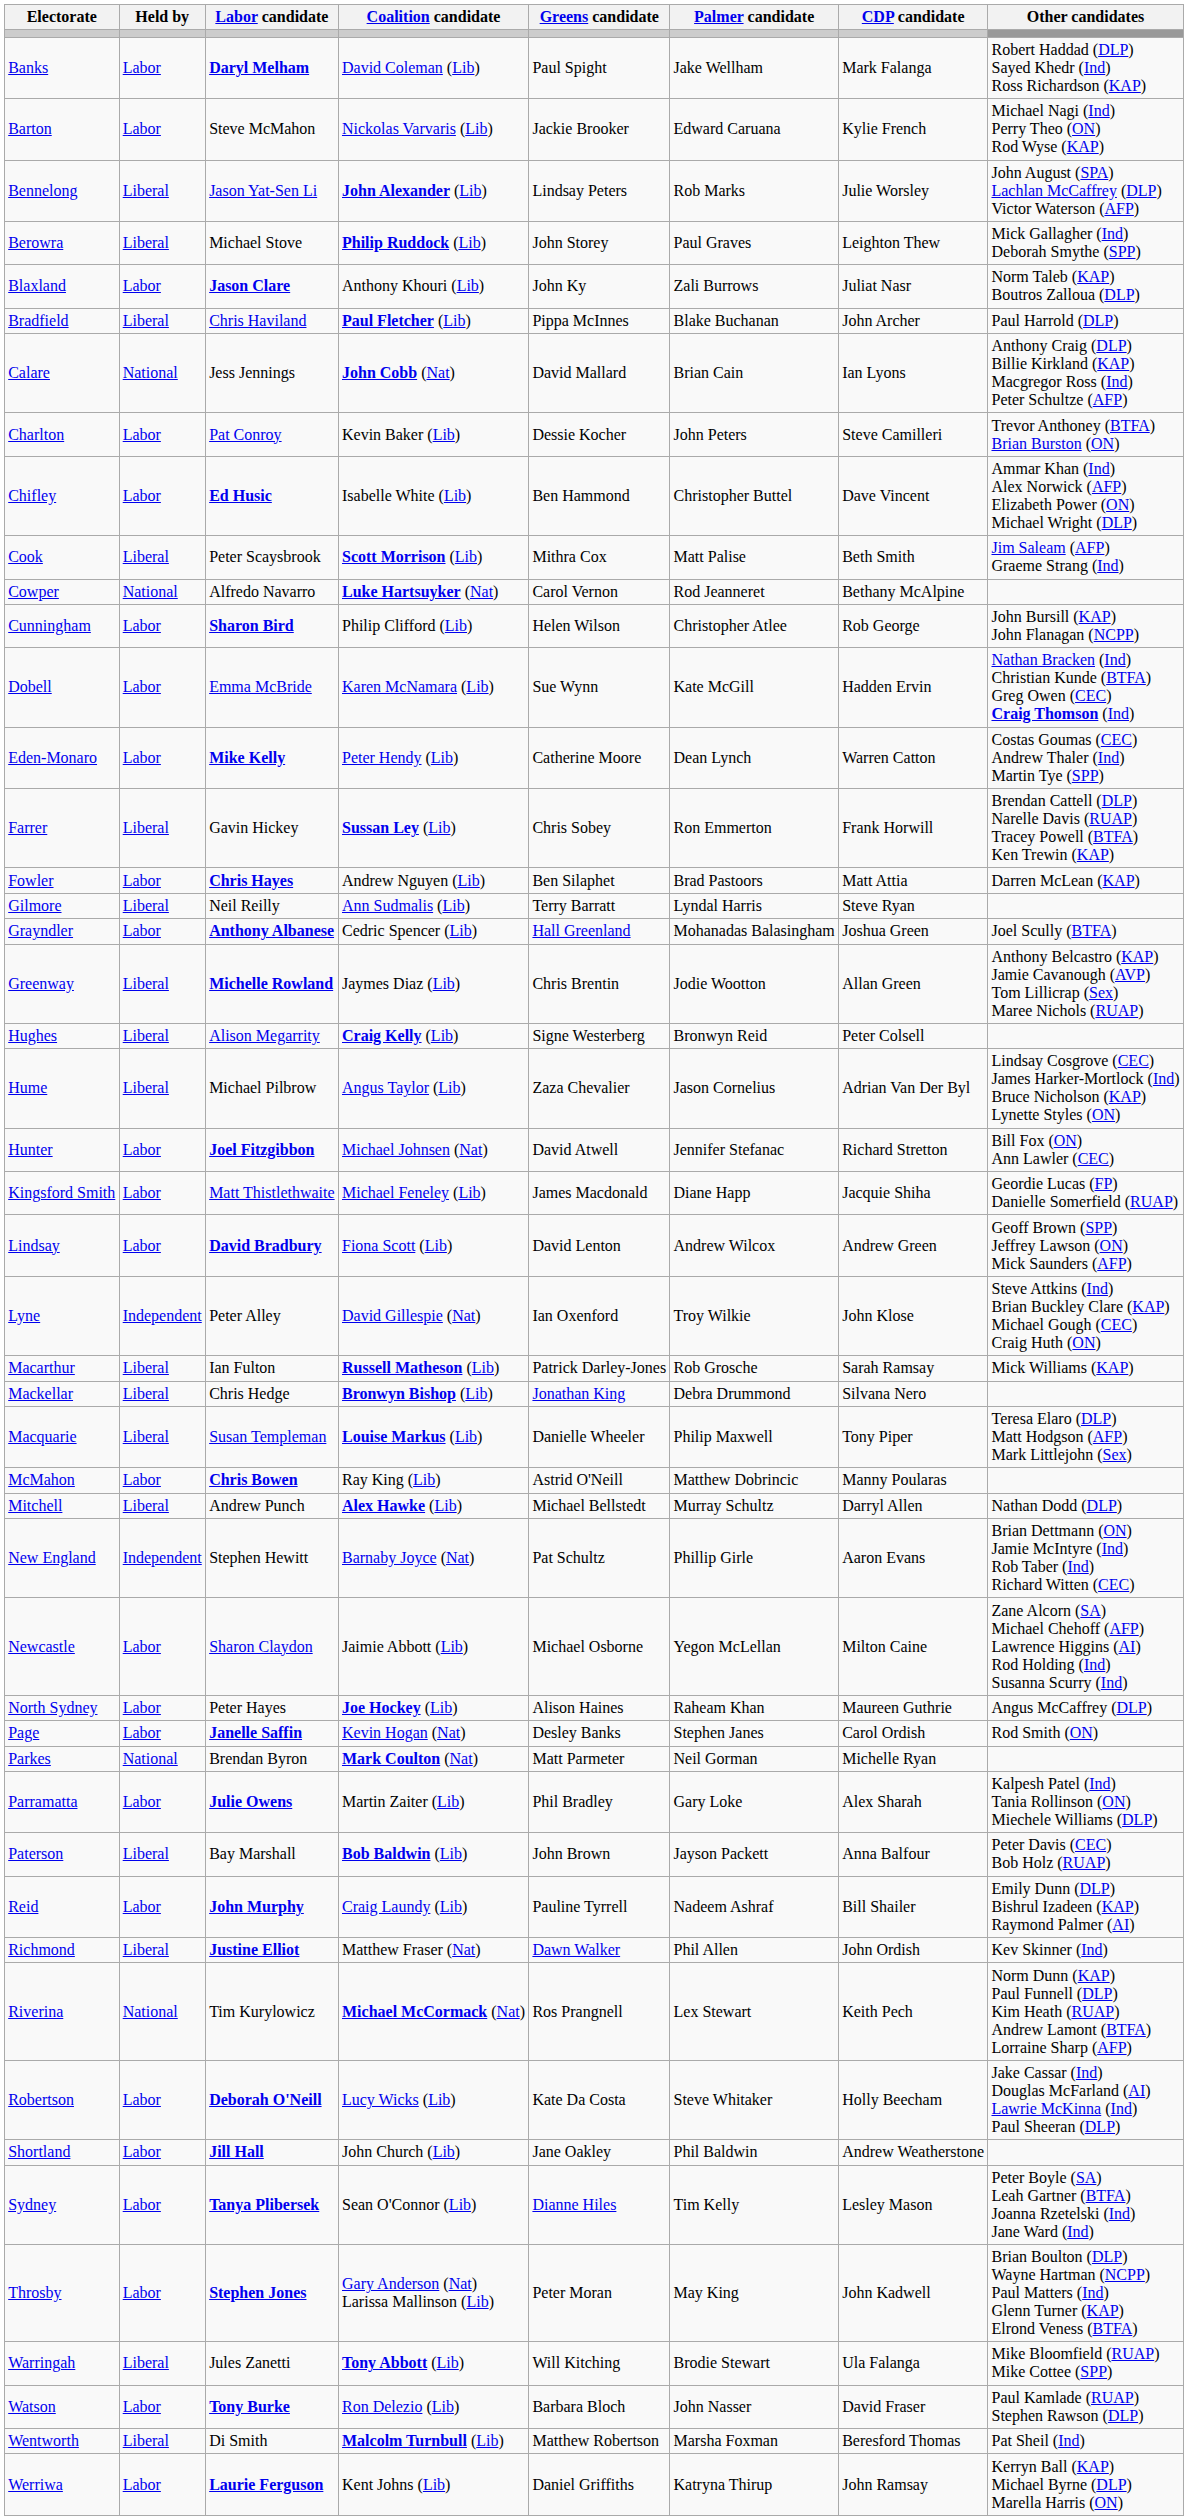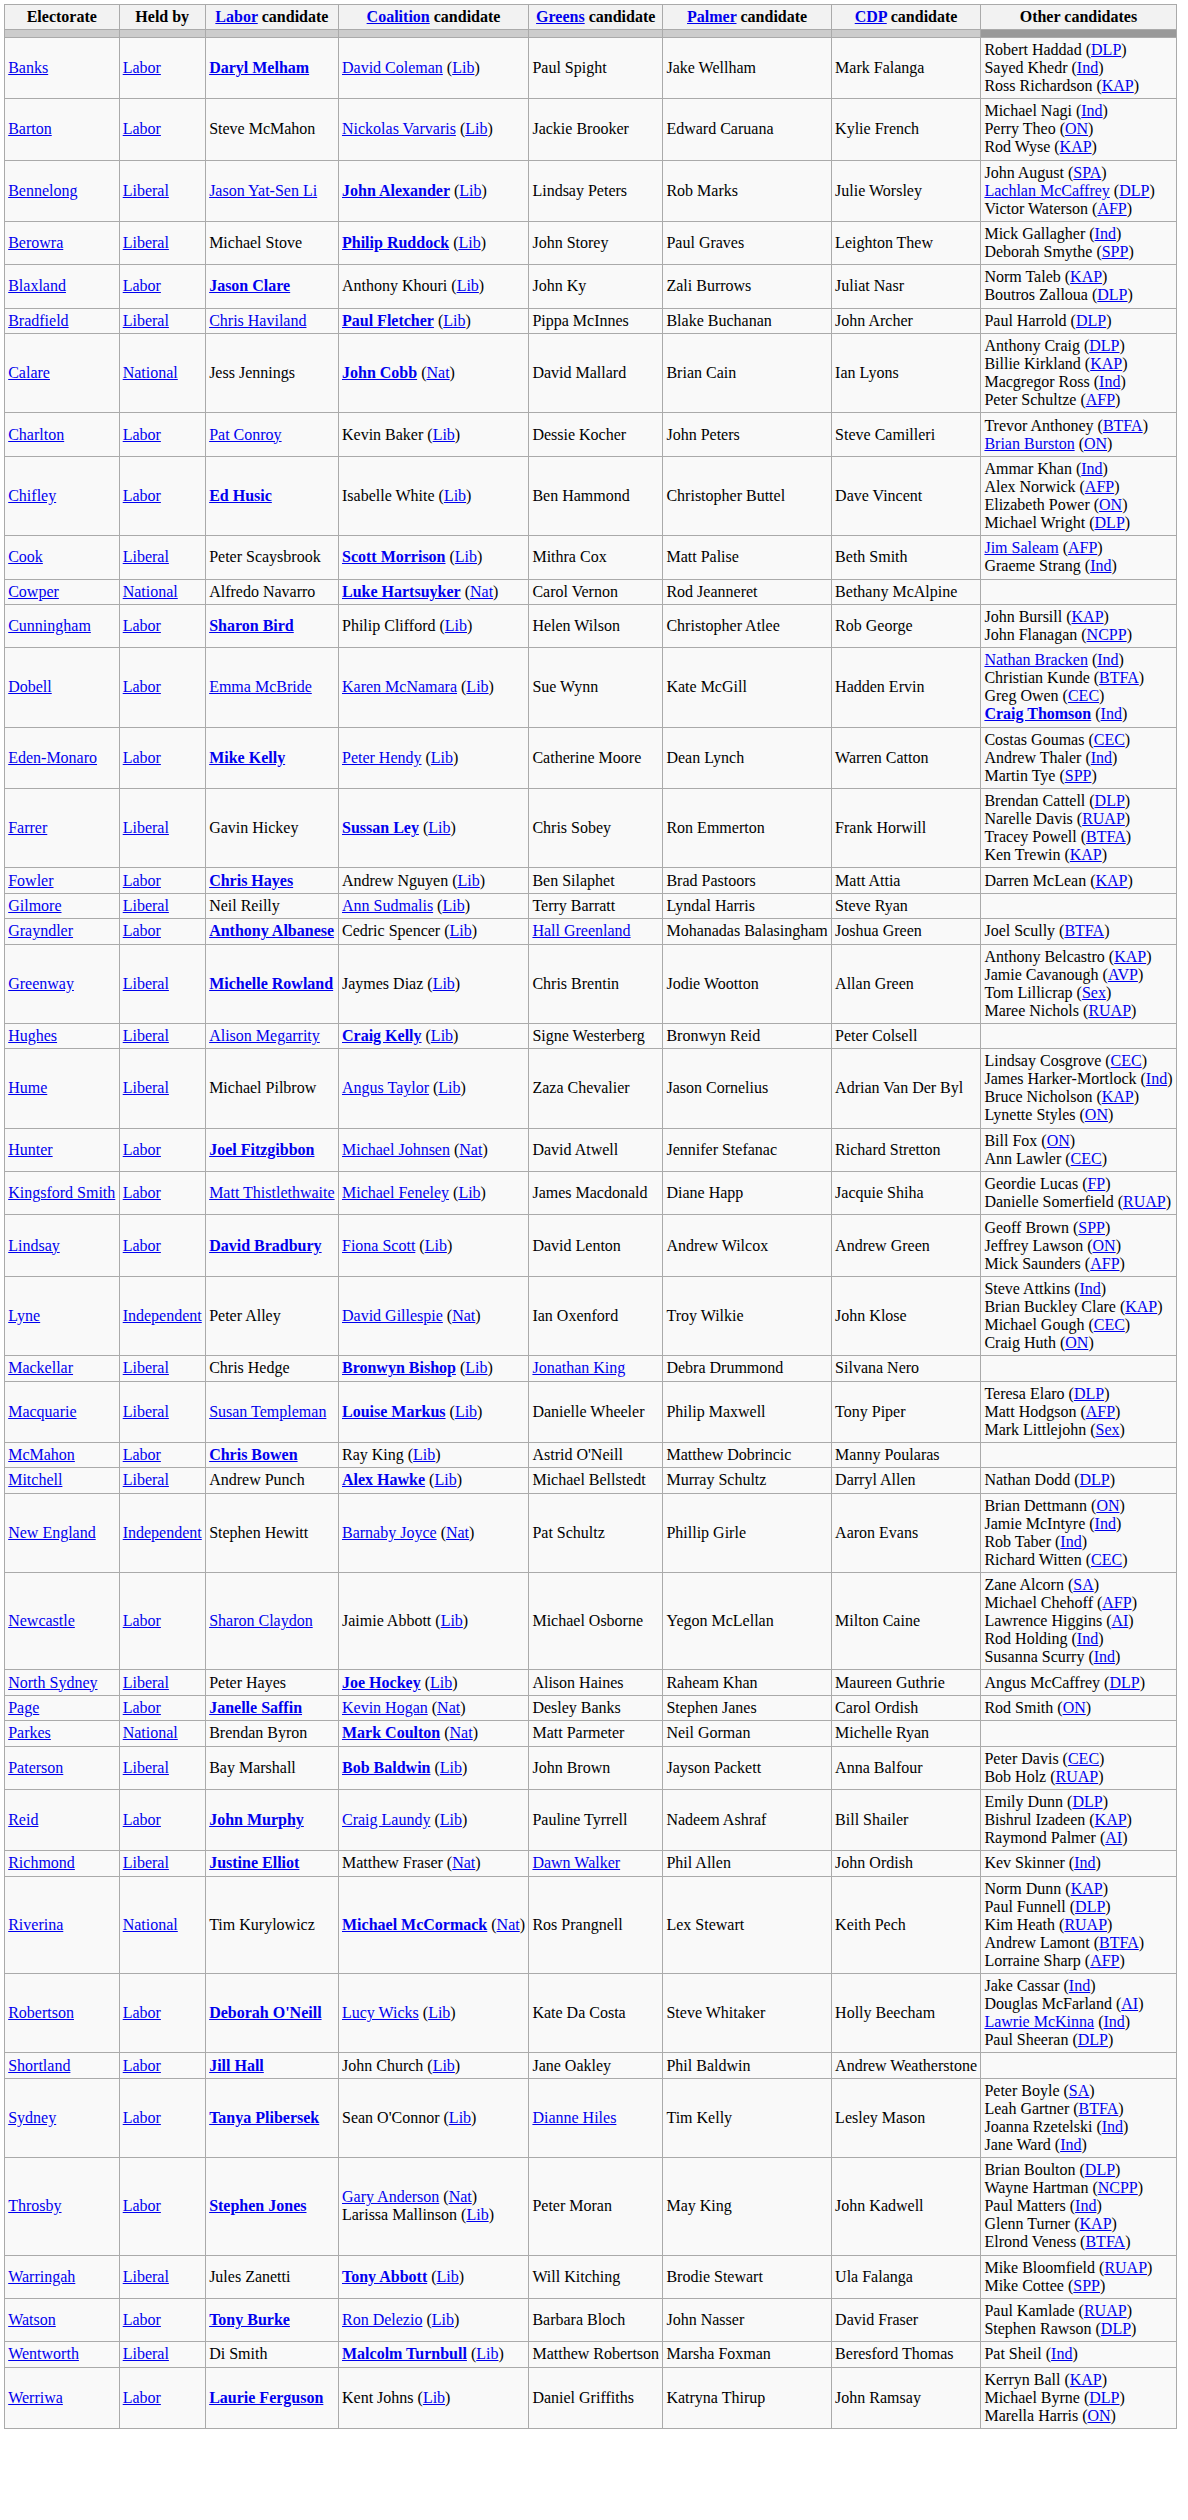- row: (42, 1368)
(142, 1707) Labor -> (146, 1682) Liberal
- row: (43, 1802)
